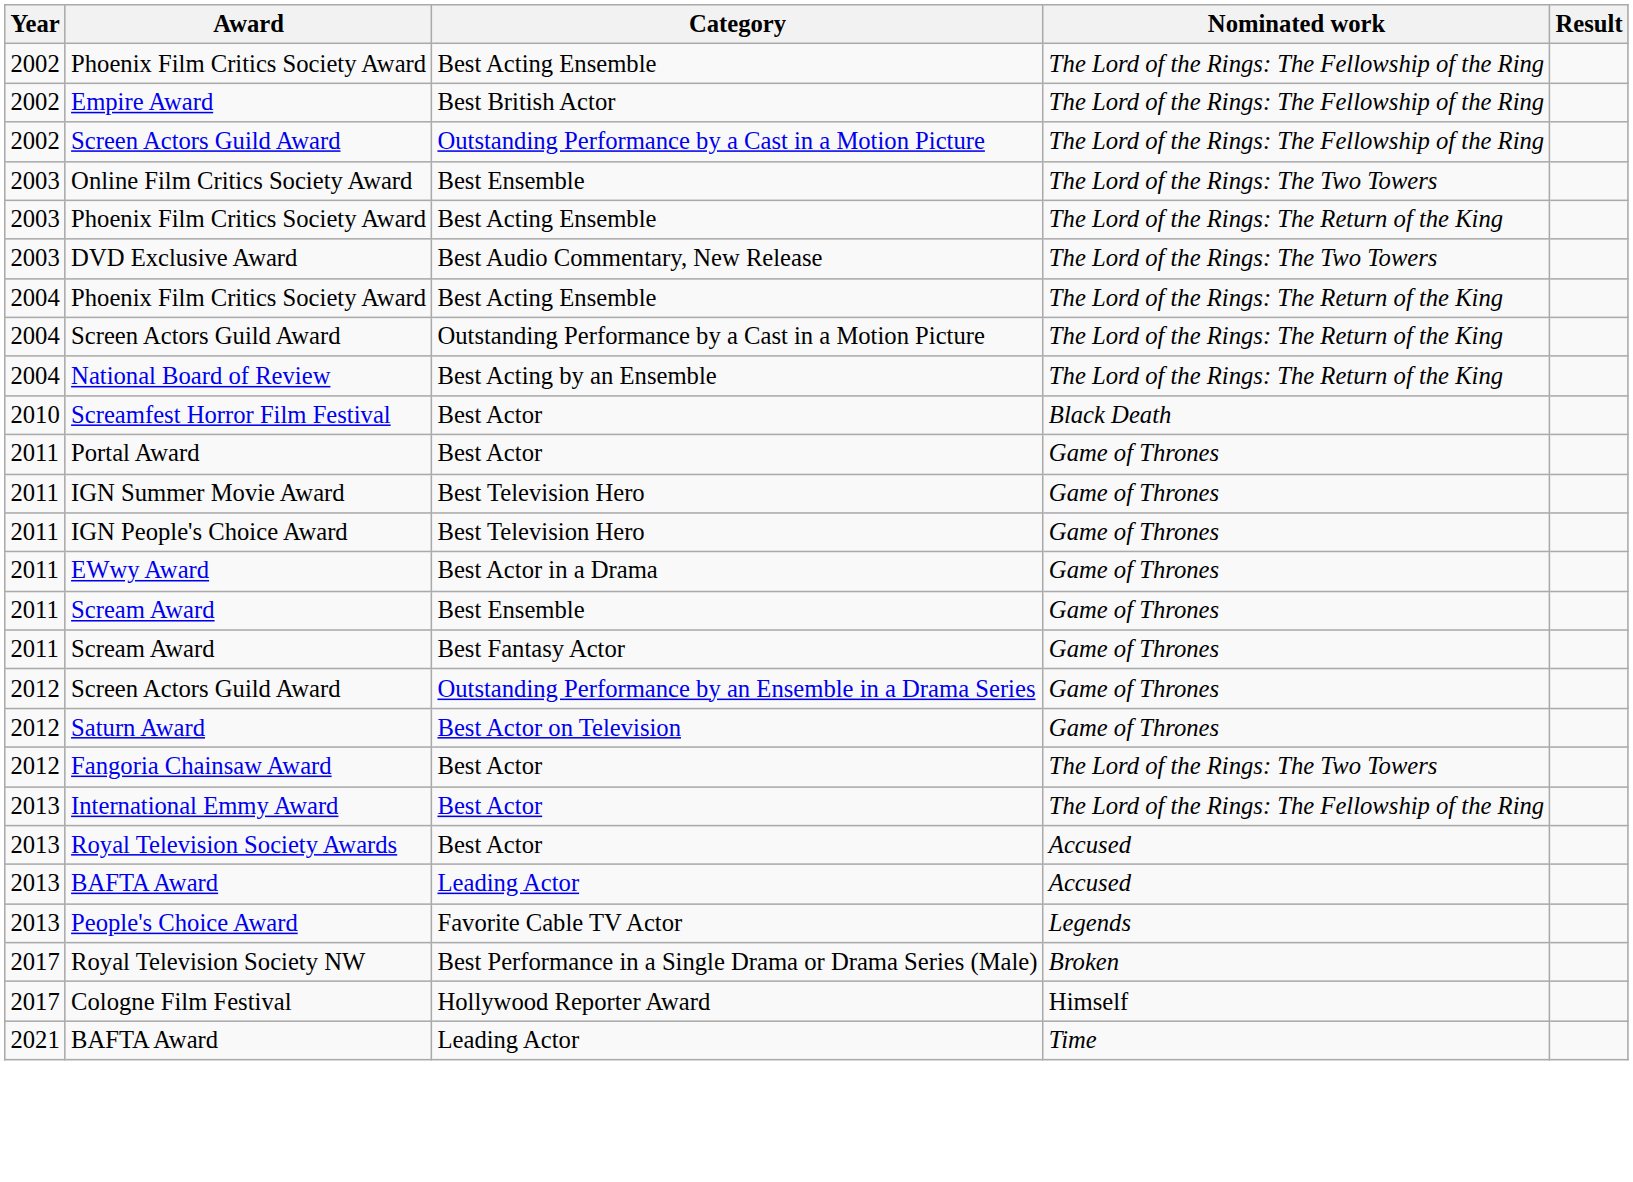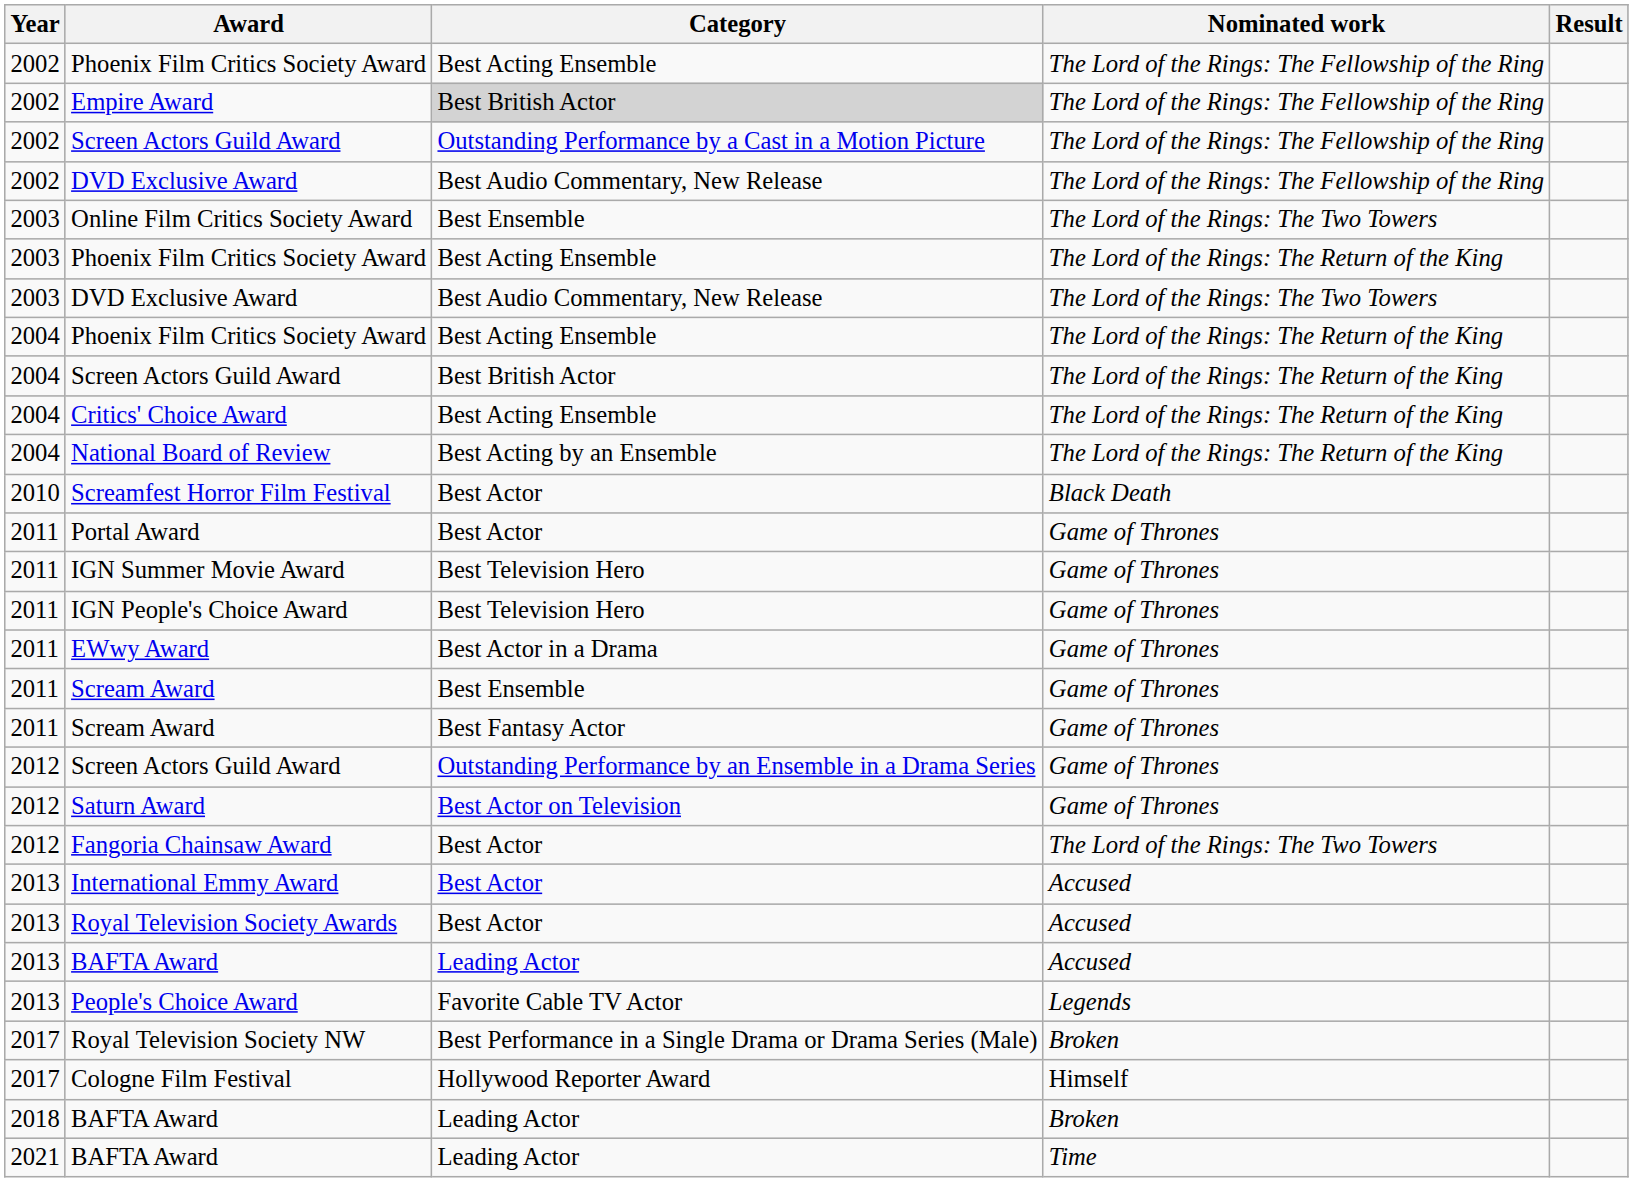(526, 102) no background -> (526, 102) lightgrey background
+ row: (35, 180)
(711, 336) Outstanding Performance by a Cast in a Motion Picture -> (526, 375) Best British Actor
+ row: (35, 414)
(1297, 805) The Lord of the Rings: The Fellowship of the Ring -> (1090, 883) Accused
+ row: (35, 1118)
